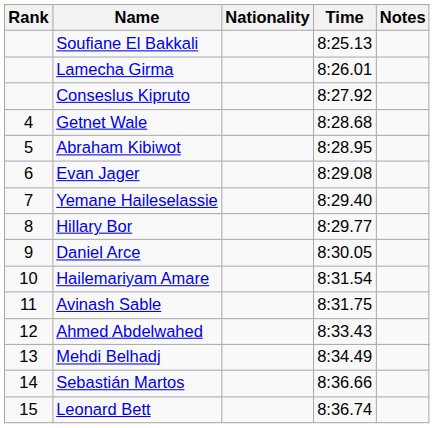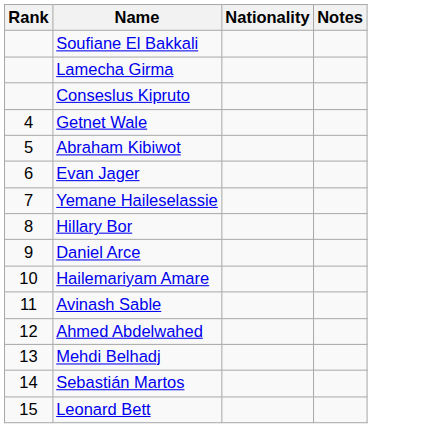- column: (345, 17)
